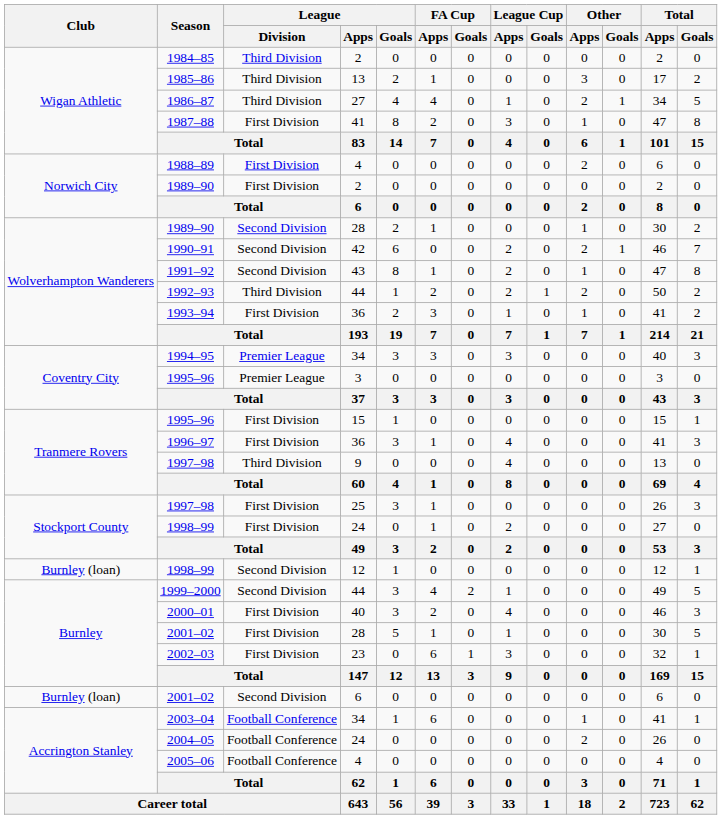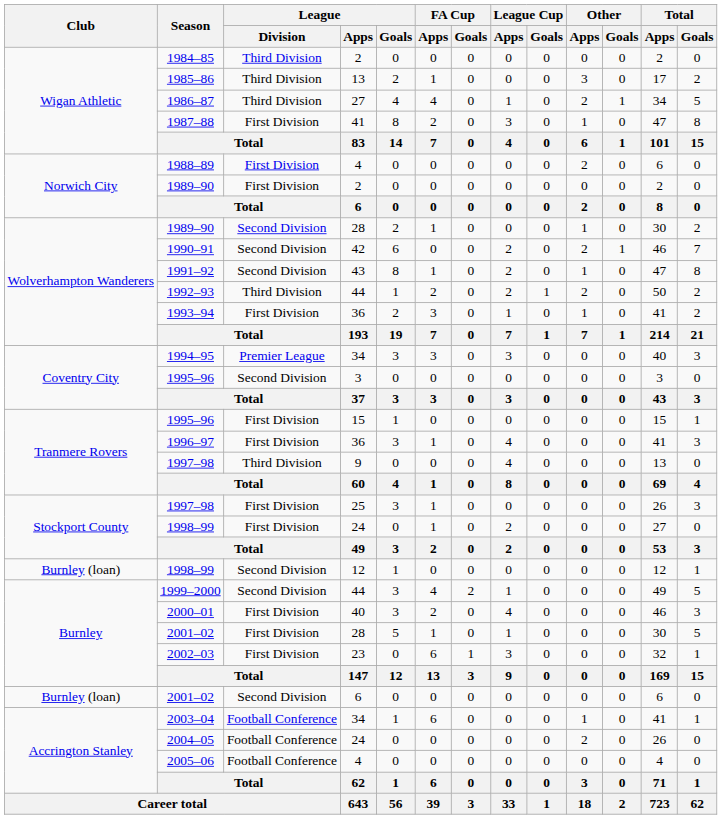(282, 377) Premier League -> (282, 377) Second Division
